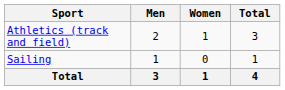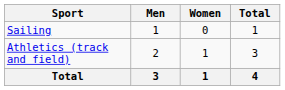rows swapped: (58, 36) <-> (29, 59)
